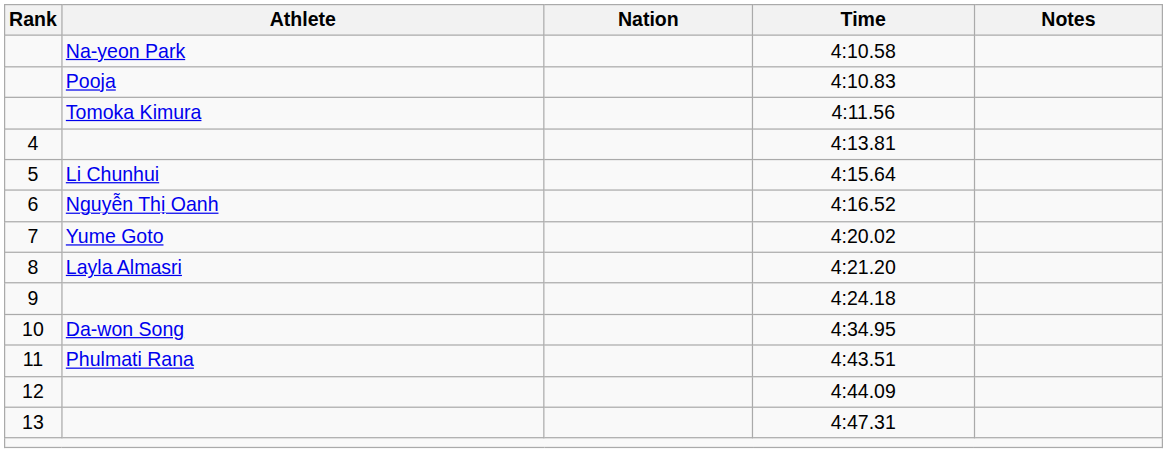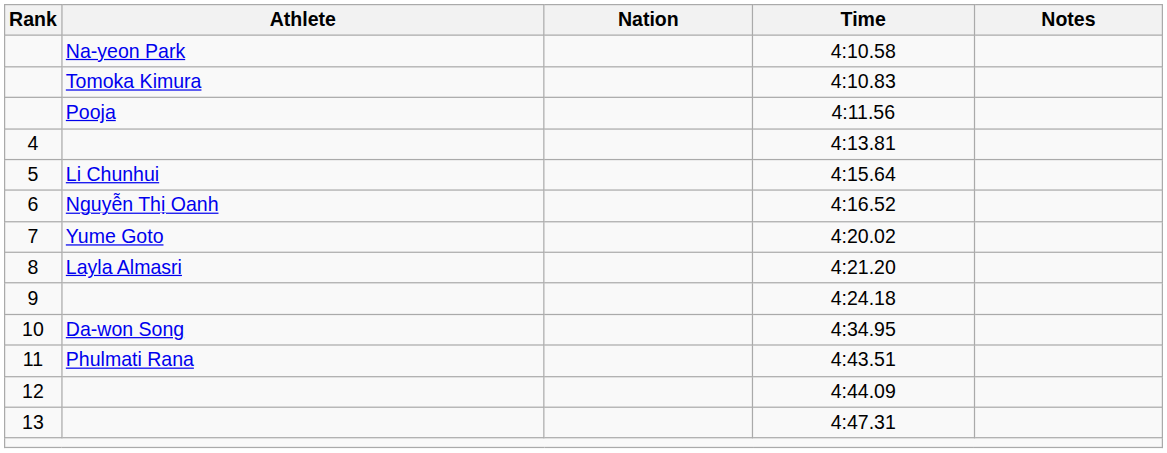(91, 81) Pooja -> (134, 81) Tomoka Kimura
(134, 112) Tomoka Kimura -> (91, 112) Pooja
